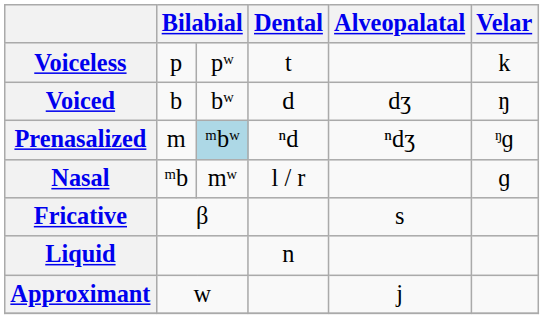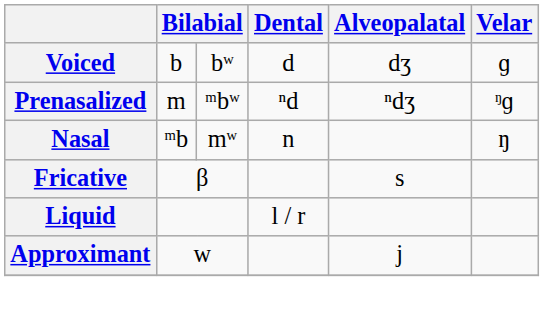- row: (80, 62)
(504, 100) ŋ -> (504, 62) ɡ
(222, 139) lightblue background -> (222, 100) no background
(288, 178) l / r -> (288, 139) n
(504, 178) ɡ -> (504, 139) ŋ
(288, 255) n -> (288, 216) l / r
